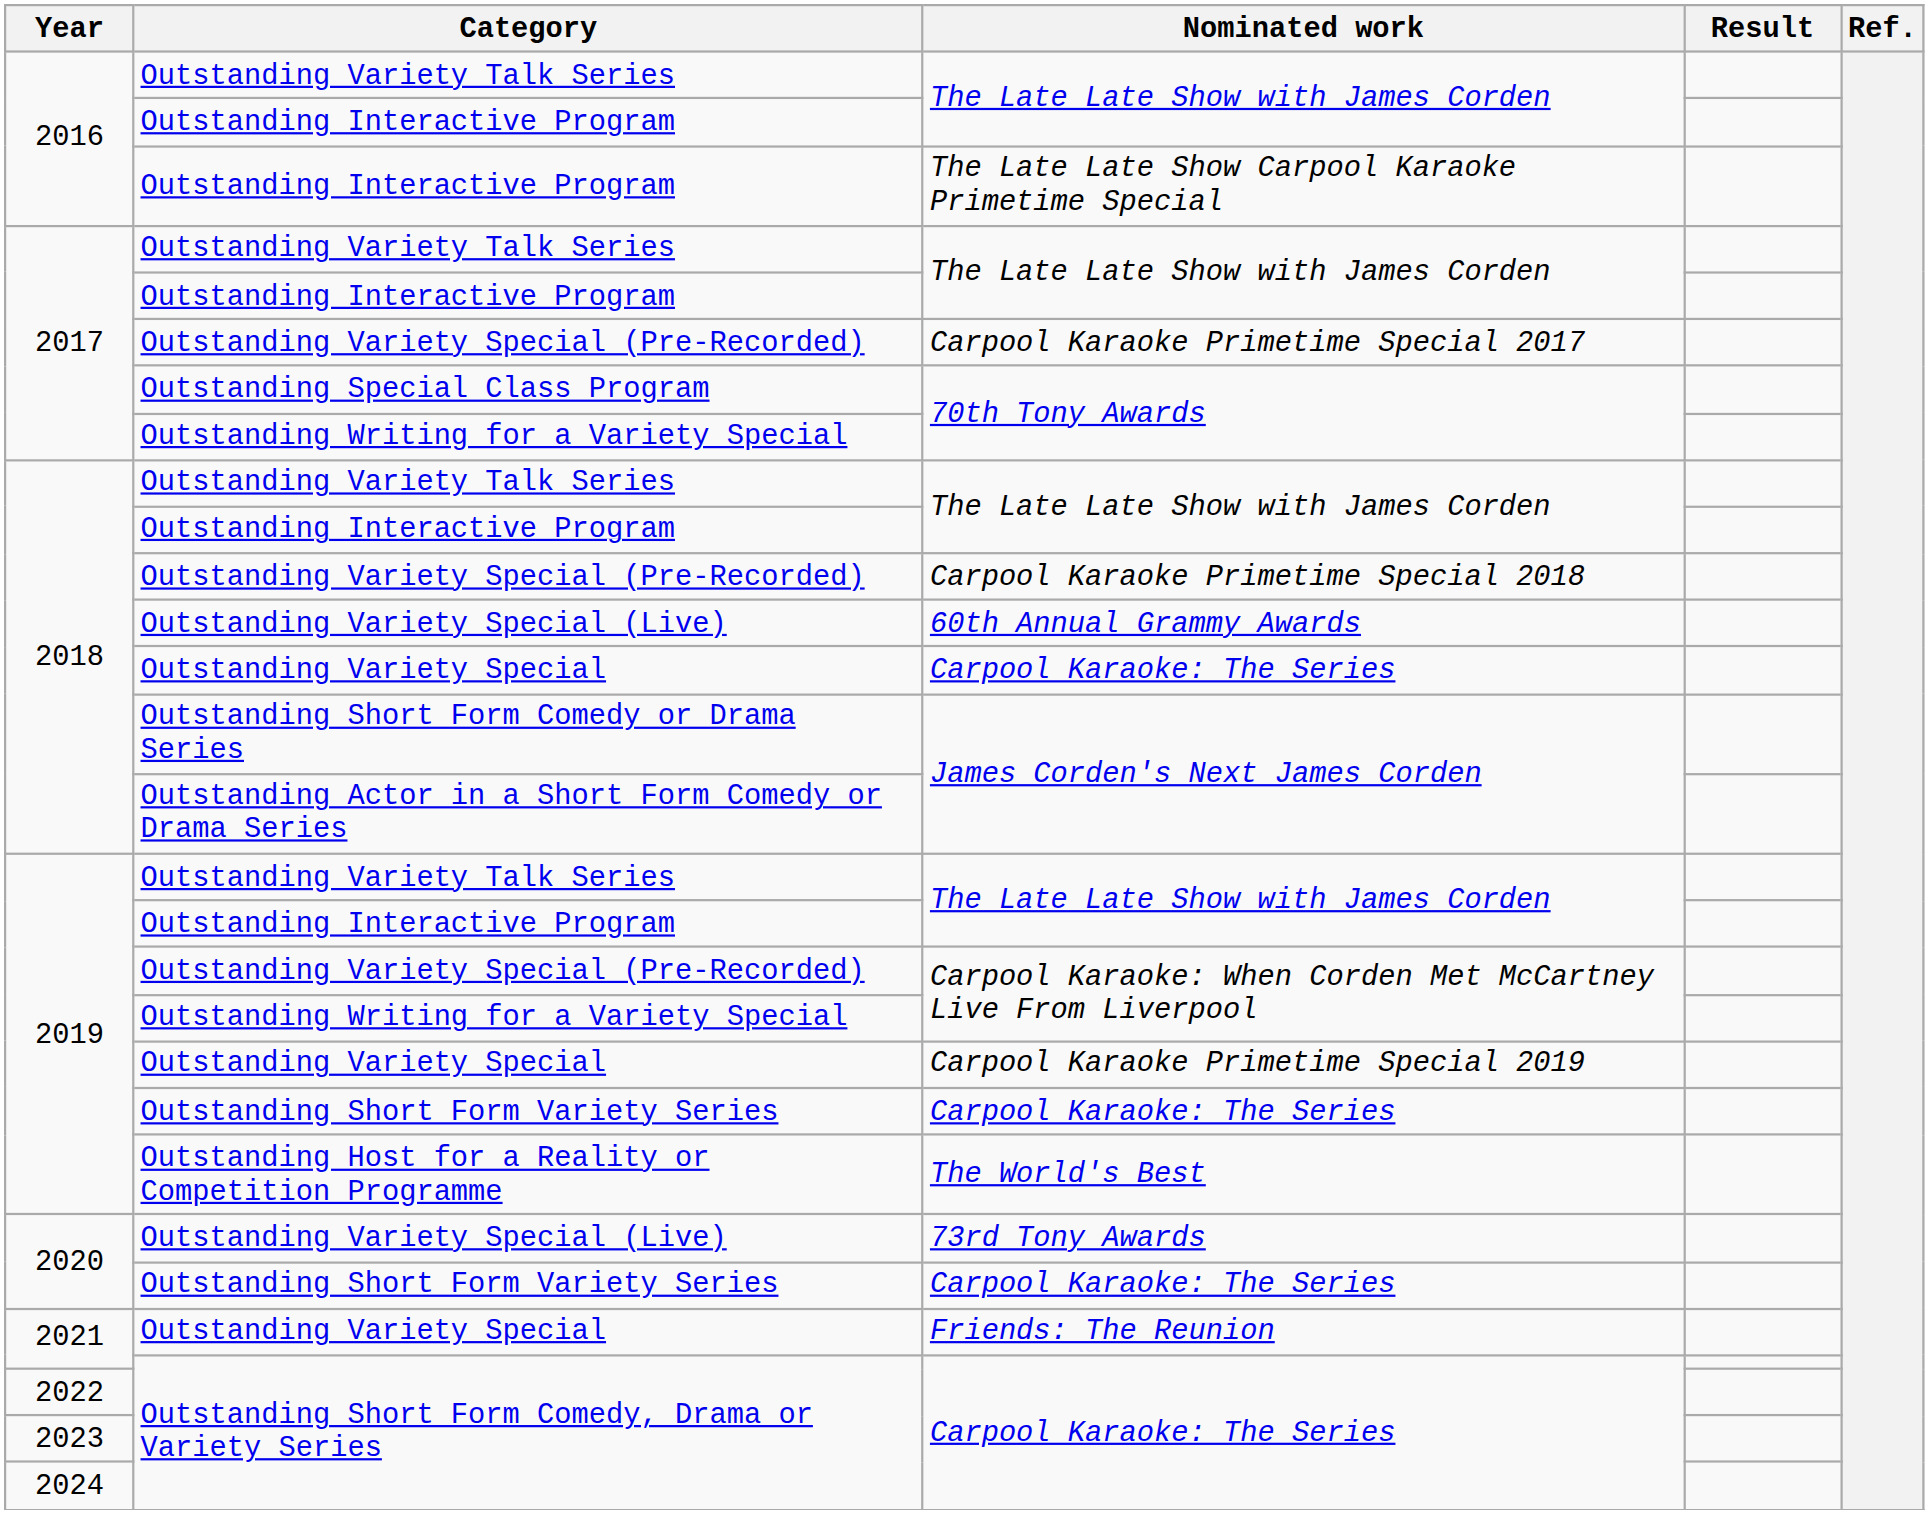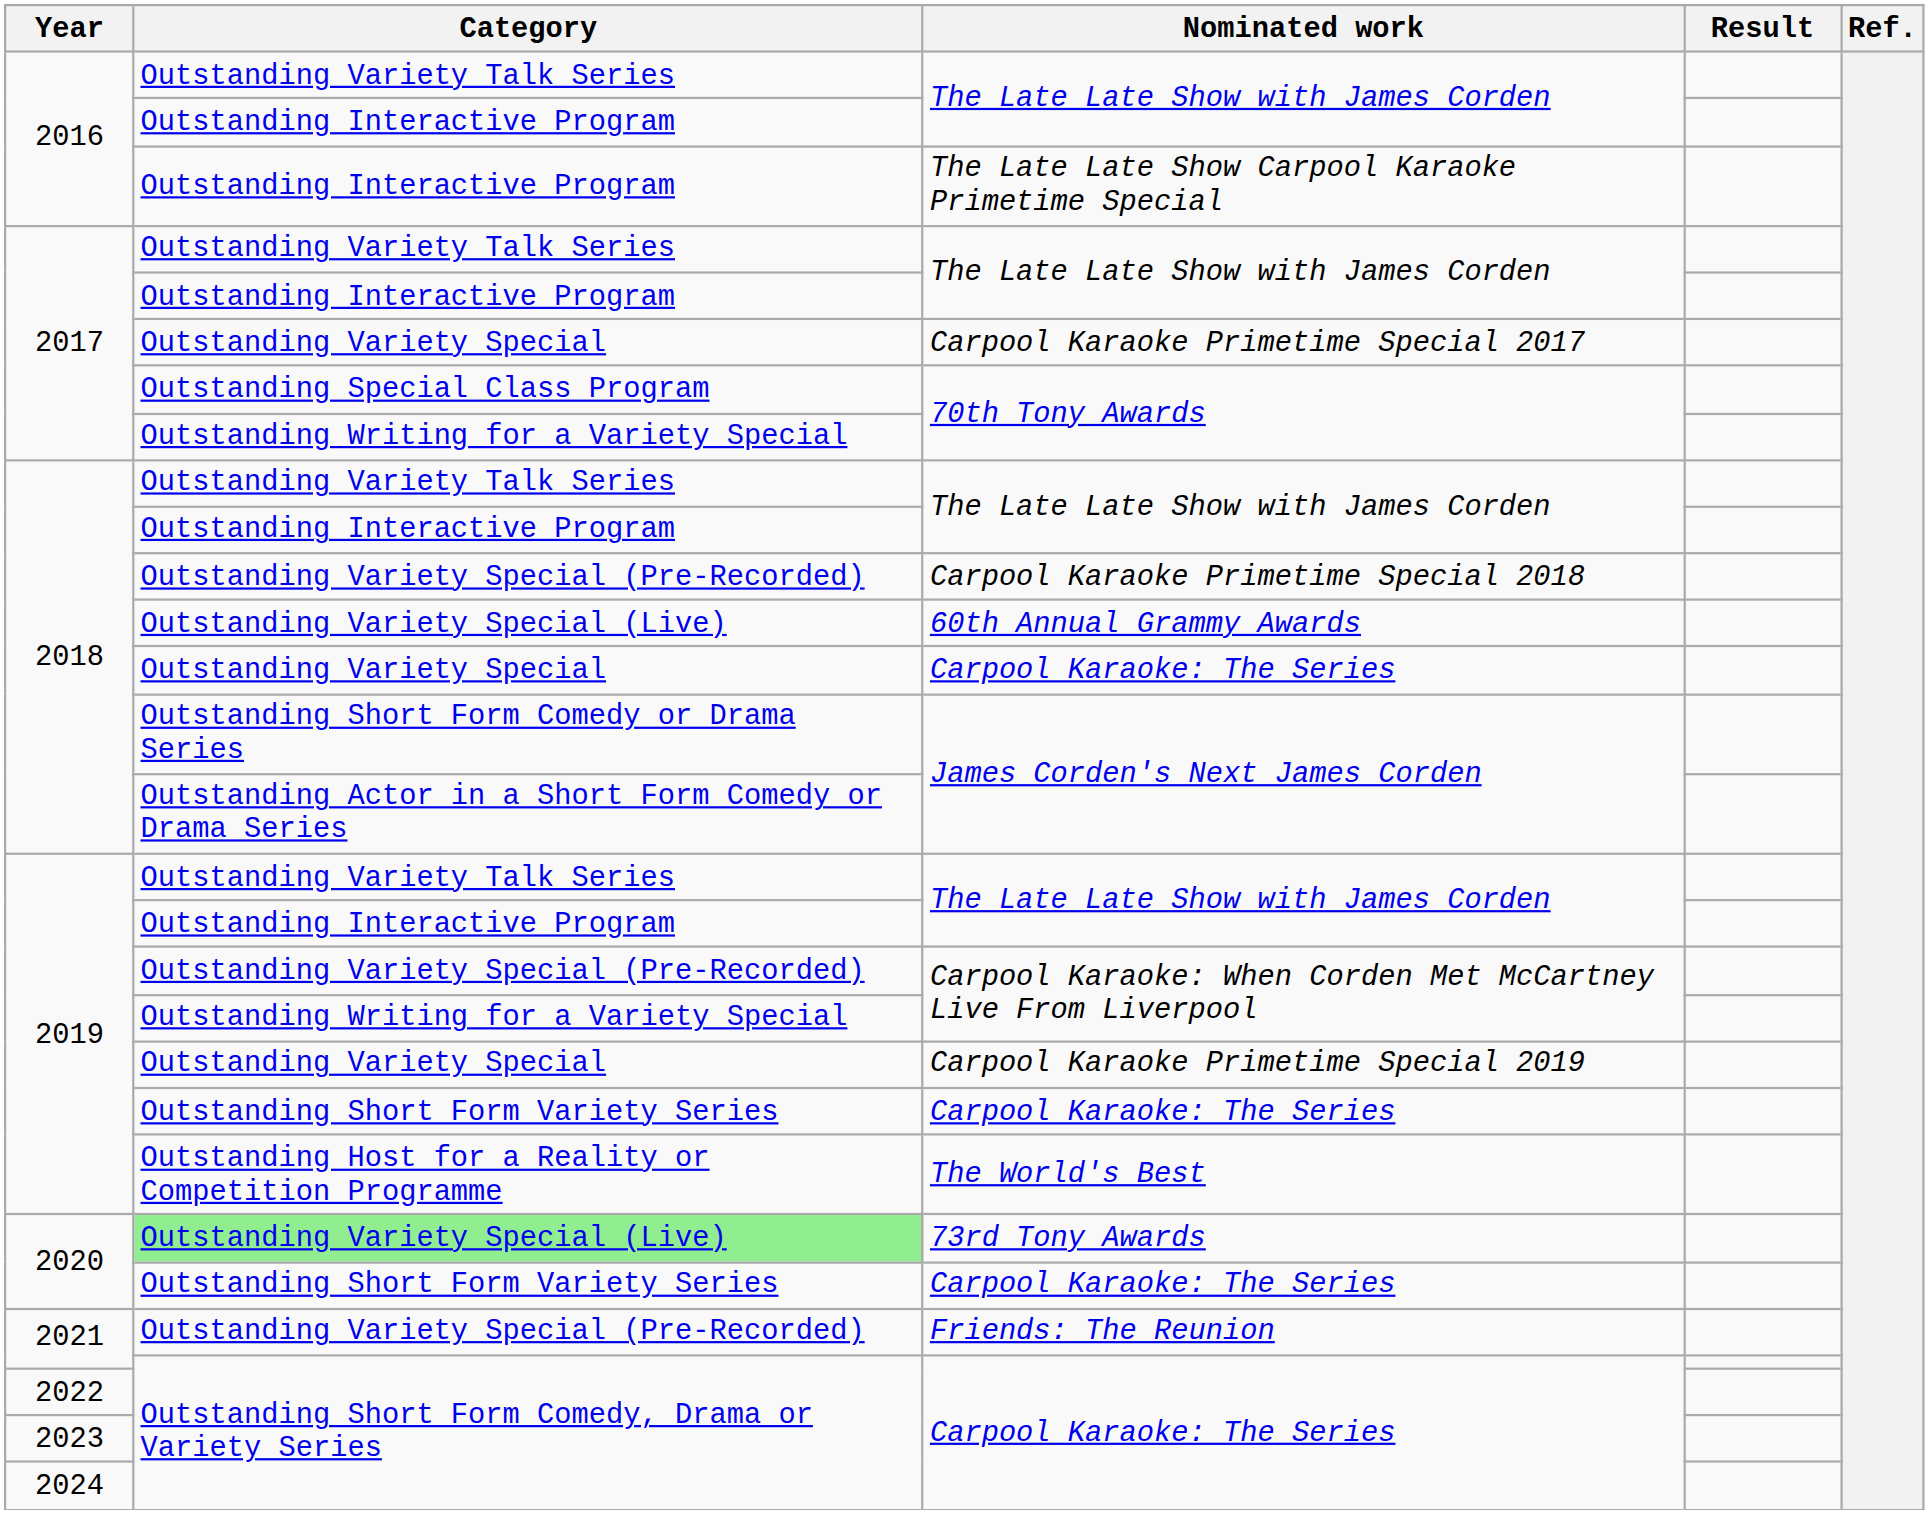(503, 343) Outstanding Variety Special (Pre-Recorded) -> (373, 343) Outstanding Variety Special
(434, 1238) no background -> (434, 1238) lightgreen background
(373, 1332) Outstanding Variety Special -> (503, 1332) Outstanding Variety Special (Pre-Recorded)
